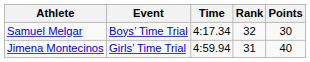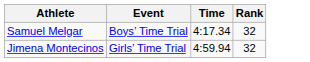- column: (286, 14)
(250, 49) 31 -> (250, 49) 32
